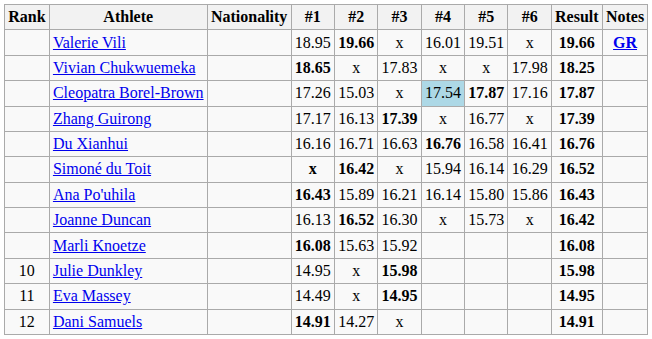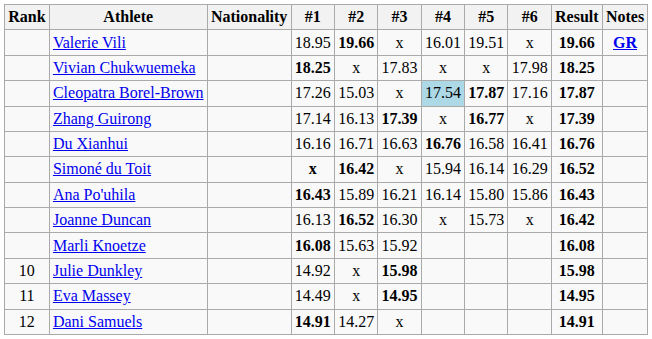(313, 67) 18.65 -> (313, 67) 18.25
(313, 118) 17.17 -> (313, 118) 17.14
(486, 118) normal -> (486, 118) bold
(313, 270) 14.95 -> (313, 270) 14.92
